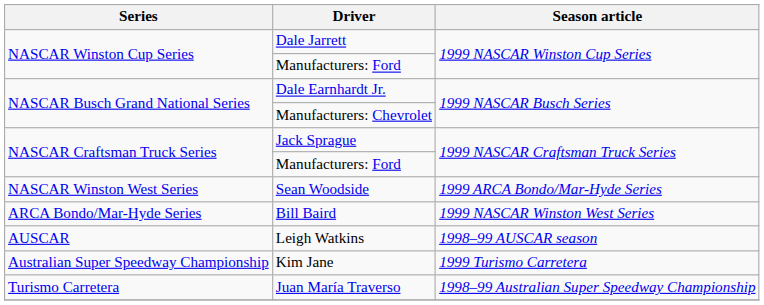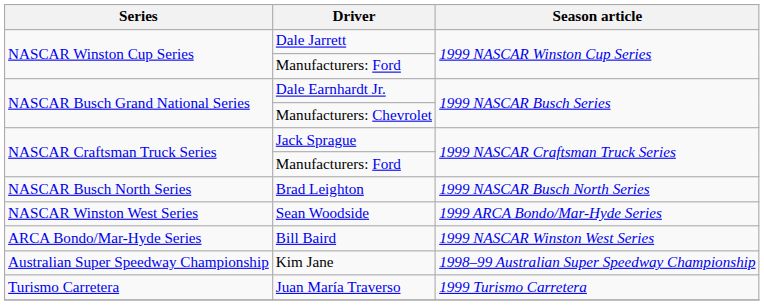+ row: (100, 188)
- row: (39, 238)
(513, 262) 1999 Turismo Carretera -> (597, 262) 1998–99 Australian Super Speedway Championship
(597, 287) 1998–99 Australian Super Speedway Championship -> (513, 287) 1999 Turismo Carretera
